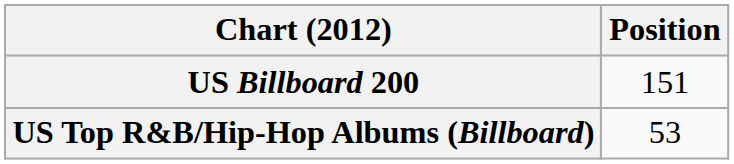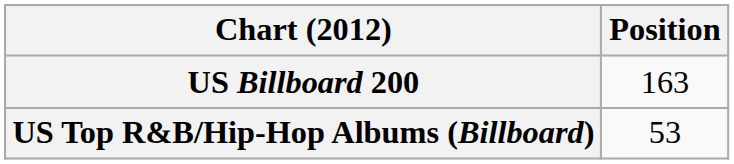(665, 81) 151 -> (665, 81) 163
